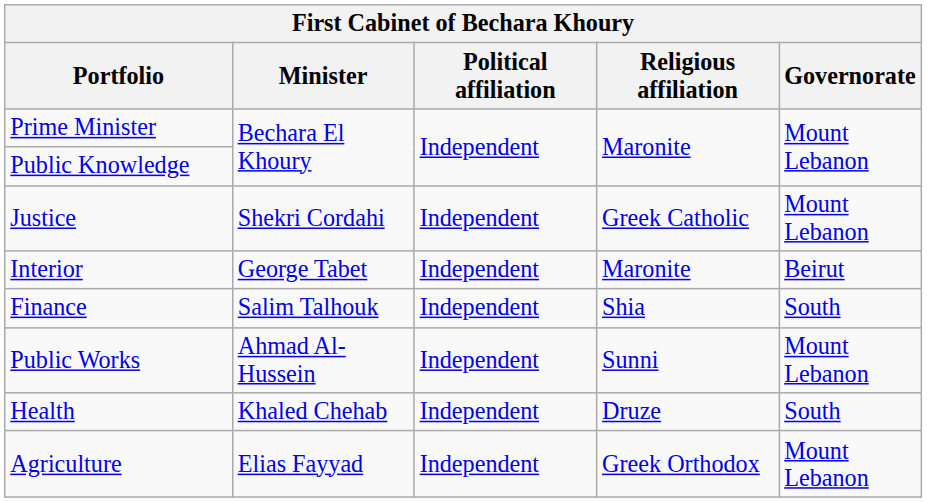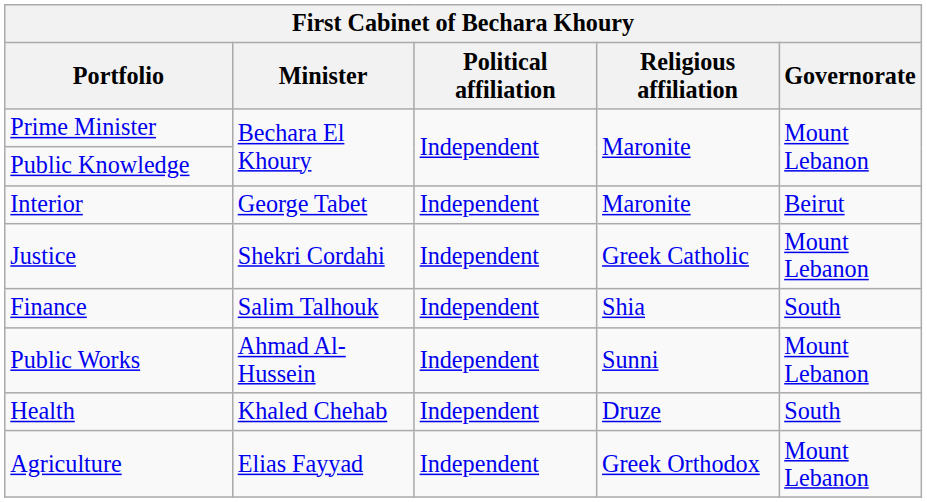rows swapped: (43, 217) <-> (47, 269)
